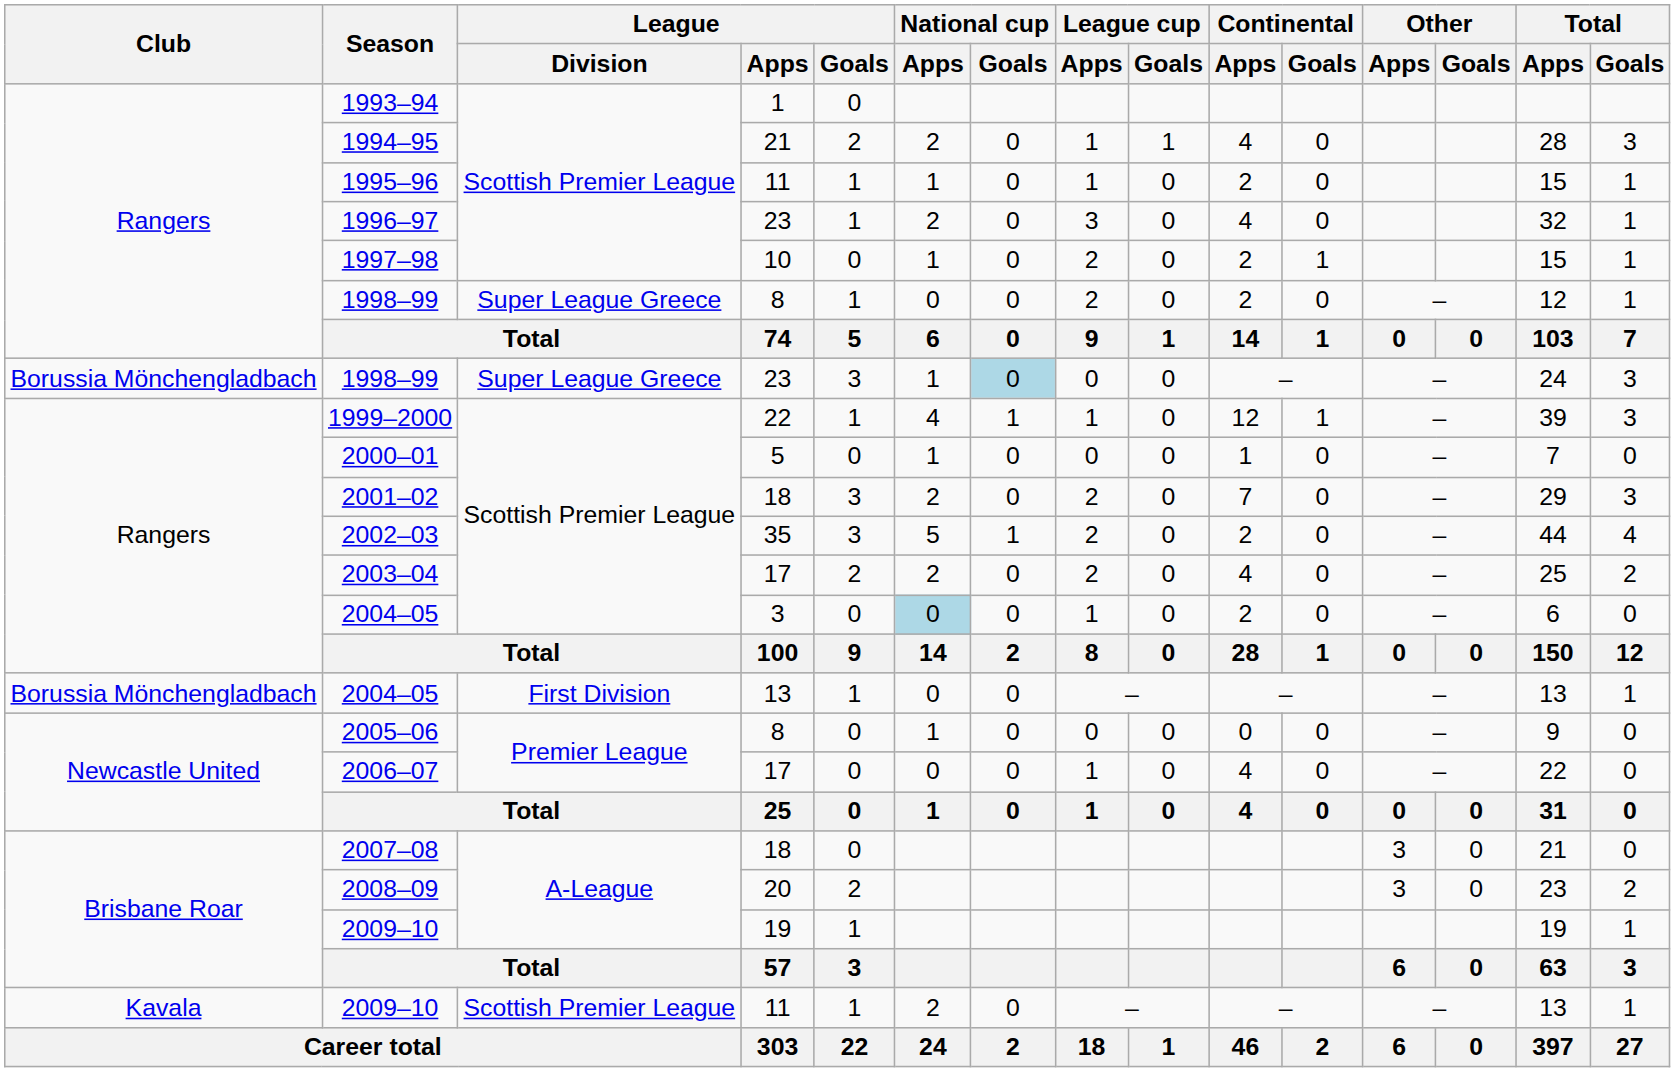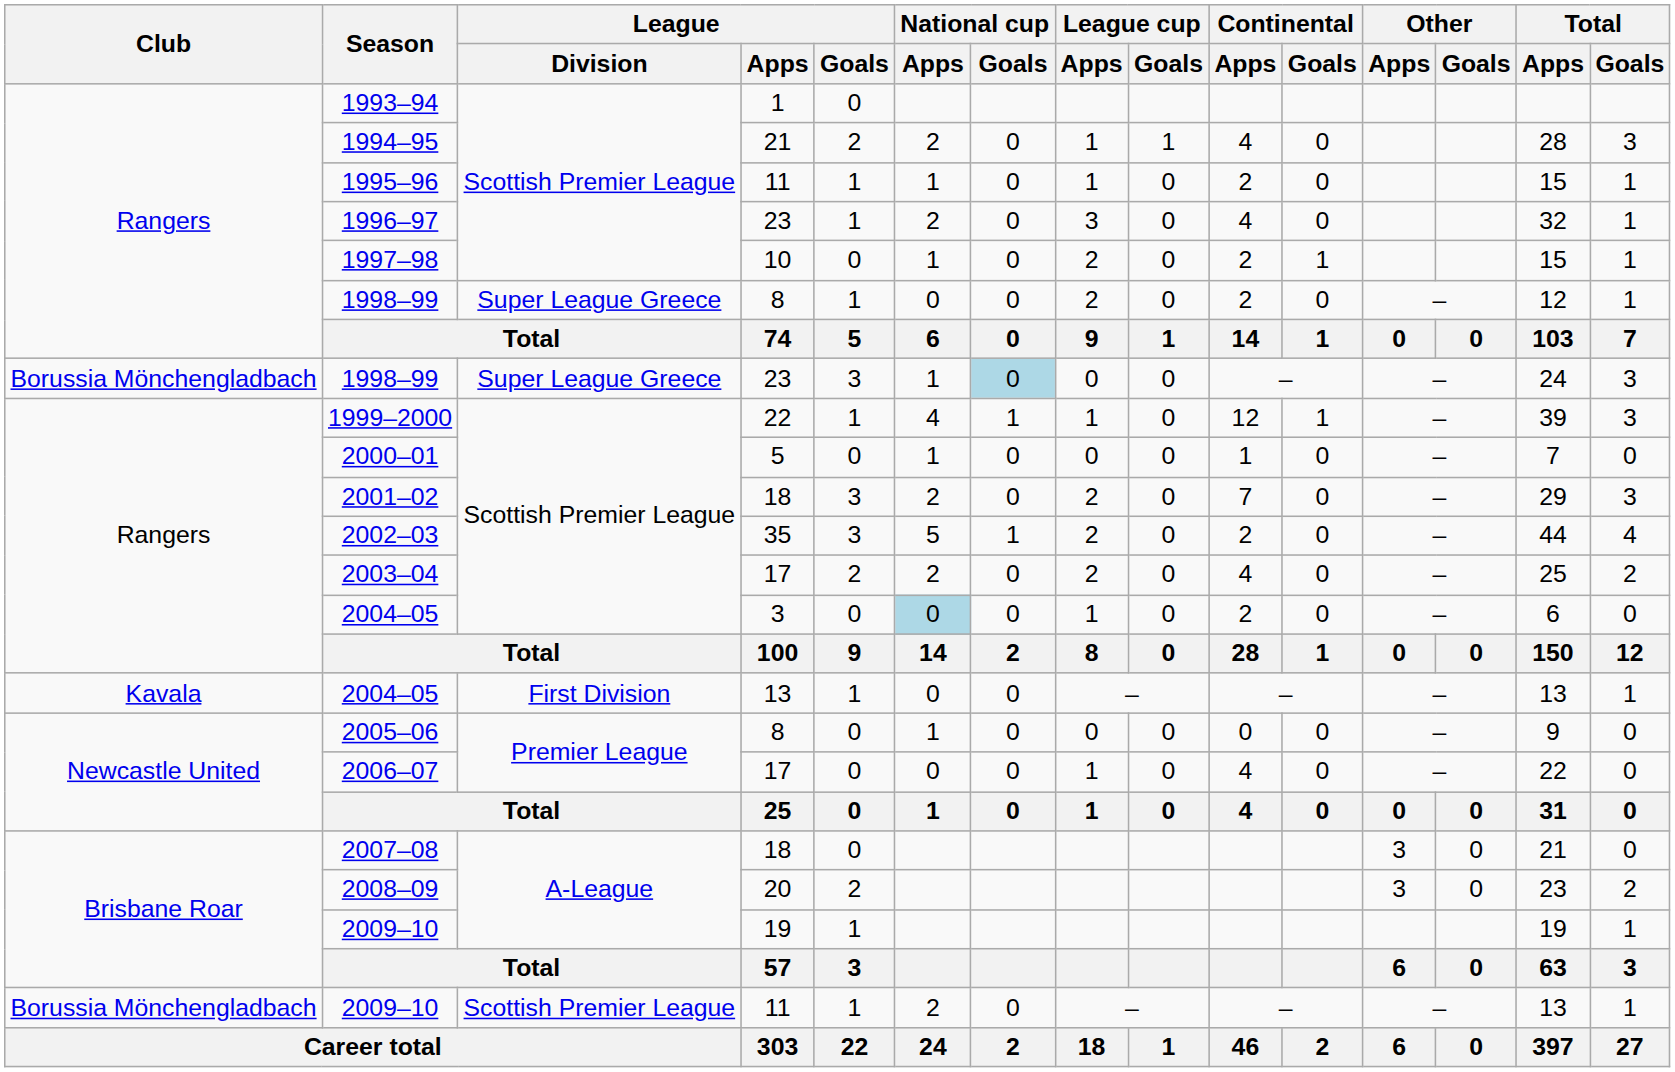(164, 692) Borussia Mönchengladbach -> (164, 692) Kavala
(164, 1007) Kavala -> (164, 1007) Borussia Mönchengladbach
